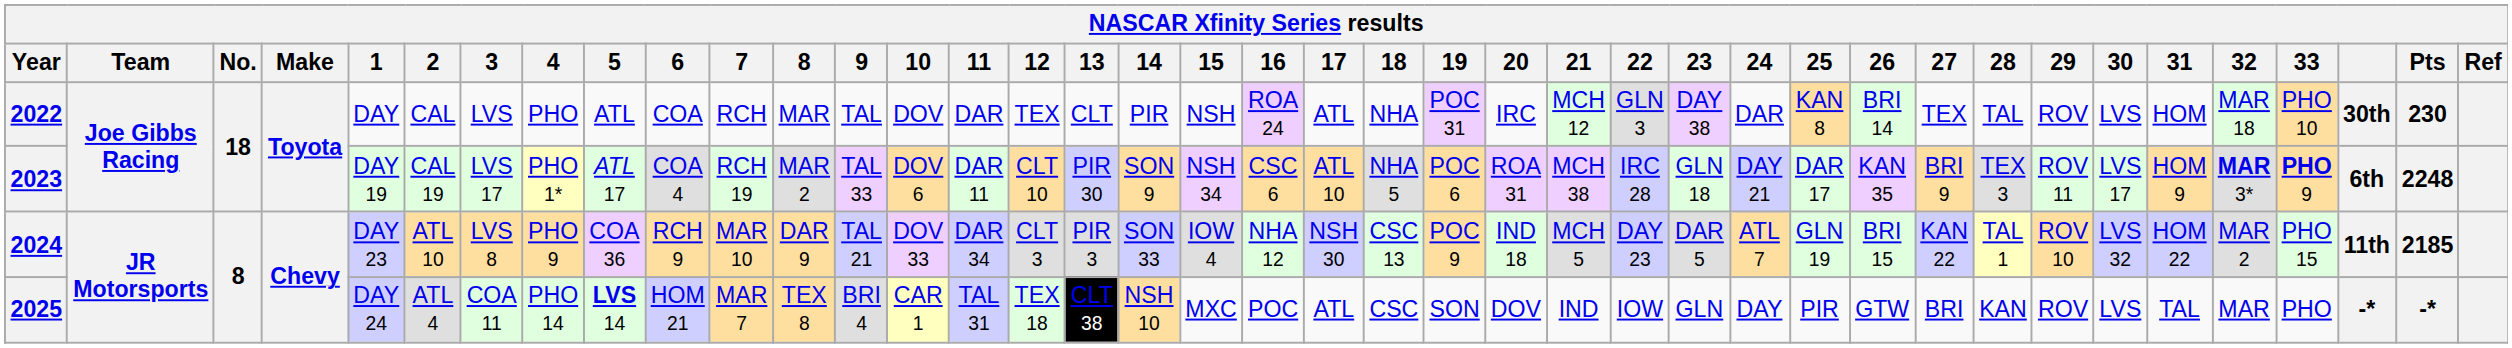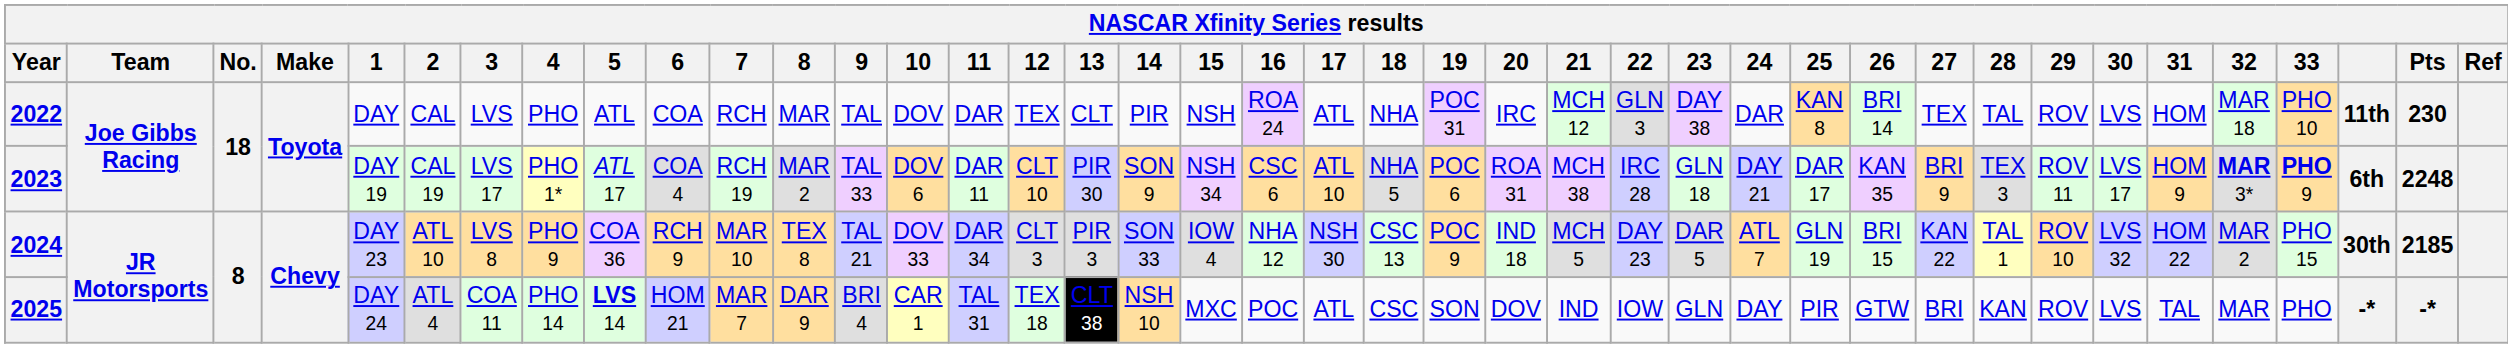(2367, 114) 30th -> (2367, 114) 11th
(804, 243) DAR 9 -> (804, 243) TEX 8
(2367, 244) 11th -> (2367, 244) 30th
(804, 309) TEX 8 -> (804, 309) DAR 9
